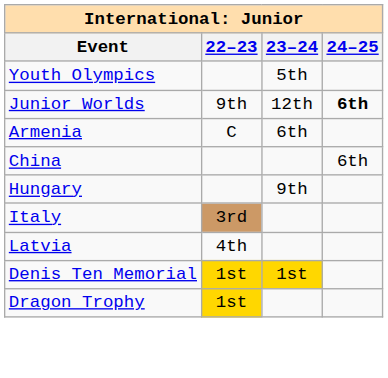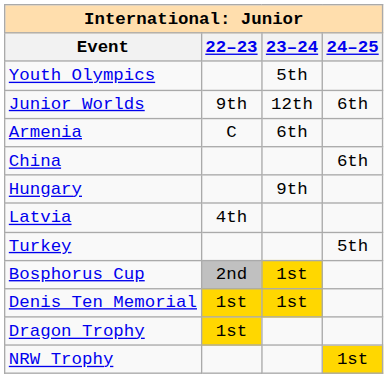(353, 104) bold -> (353, 104) normal
- row: (35, 218)
+ row: (40, 246)
+ row: (77, 274)
+ row: (61, 360)
